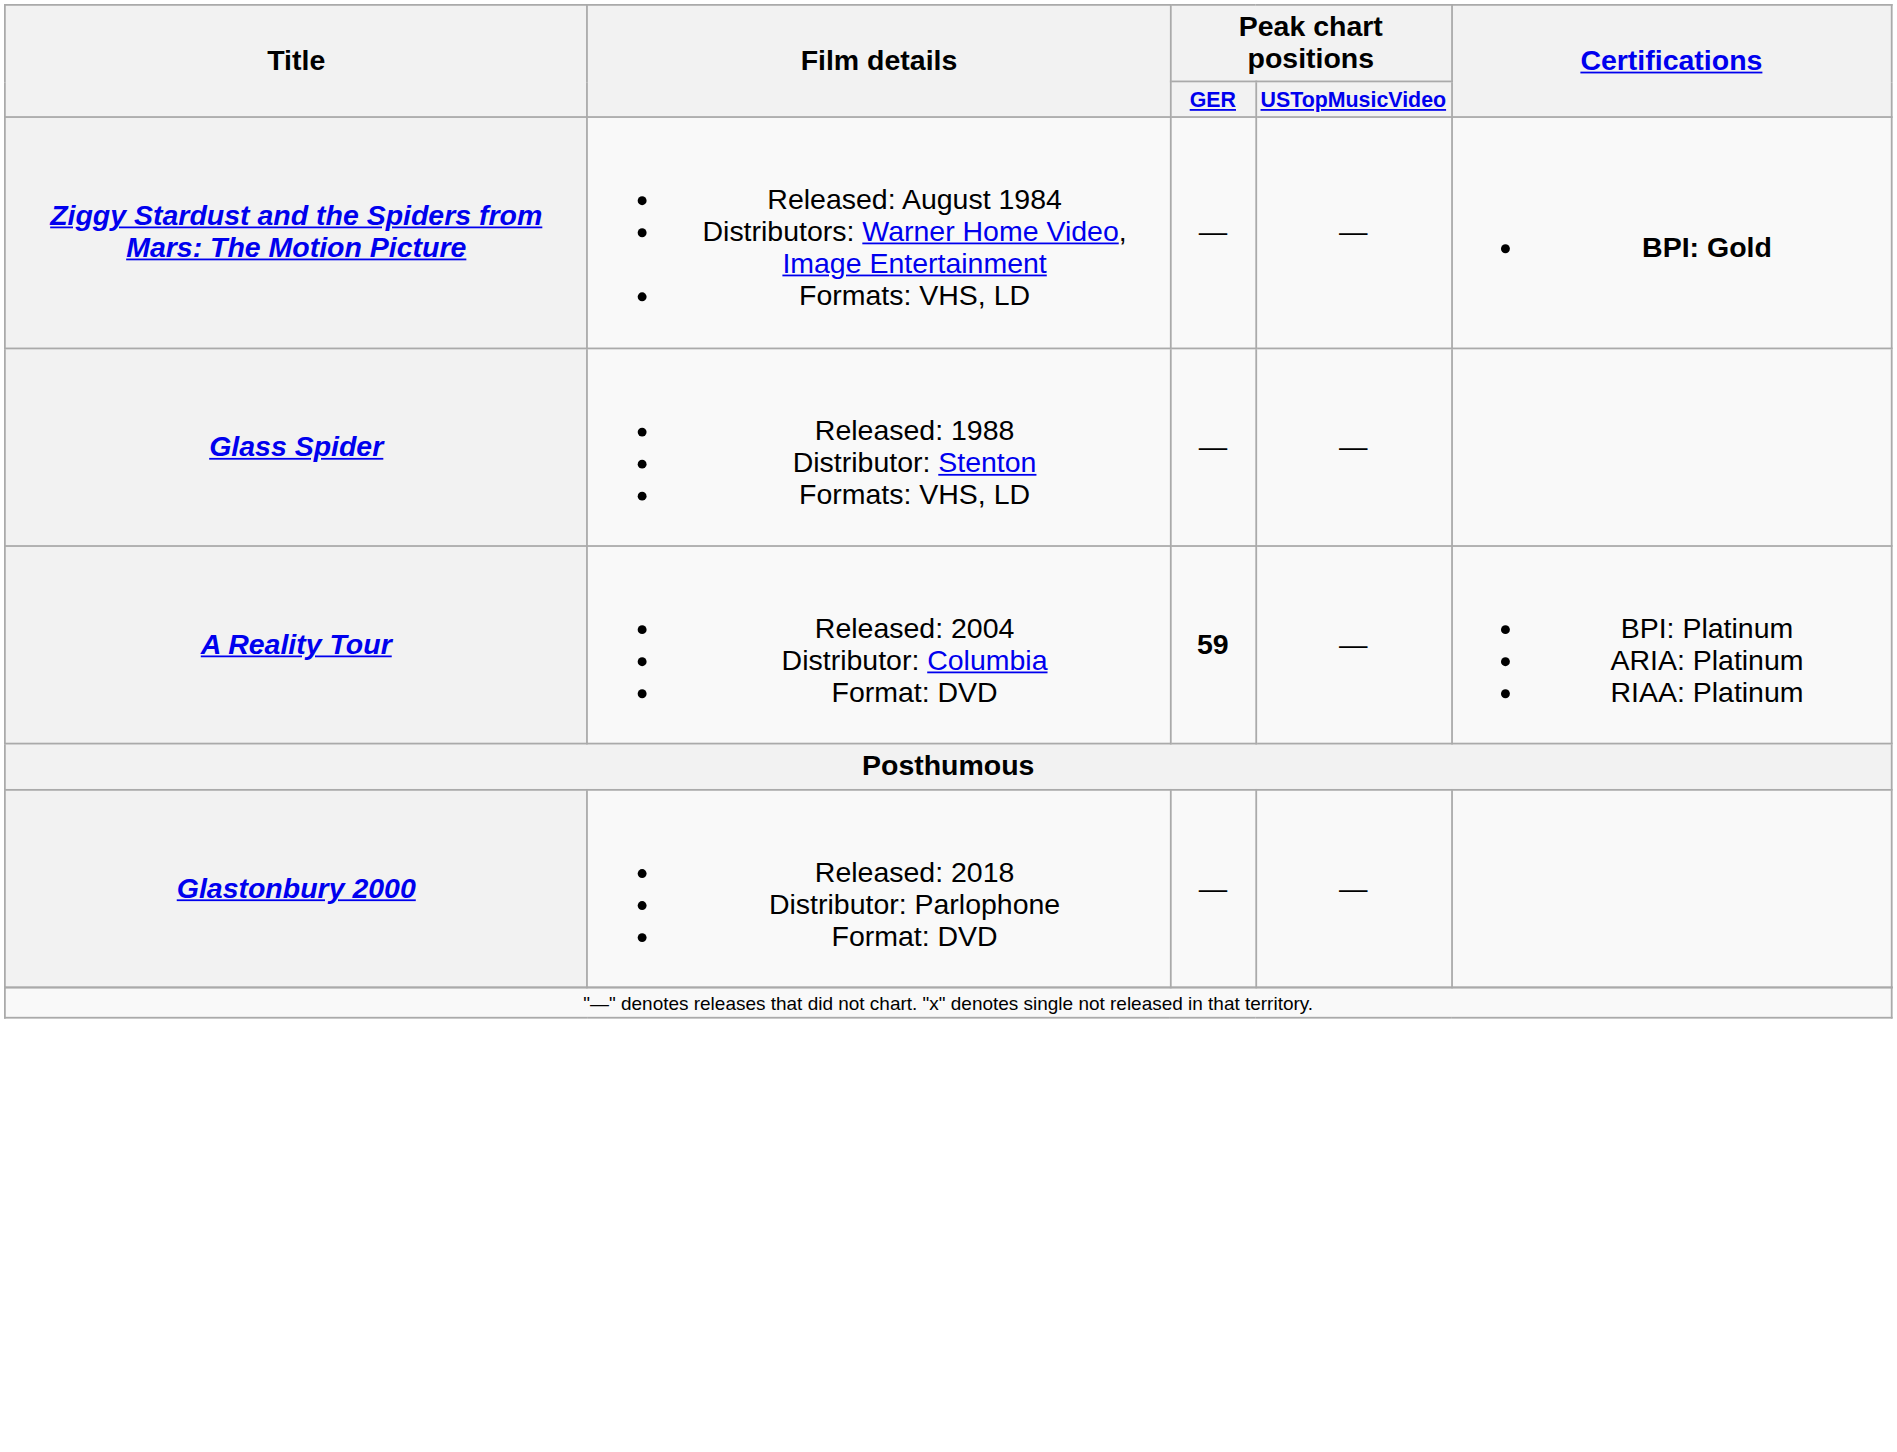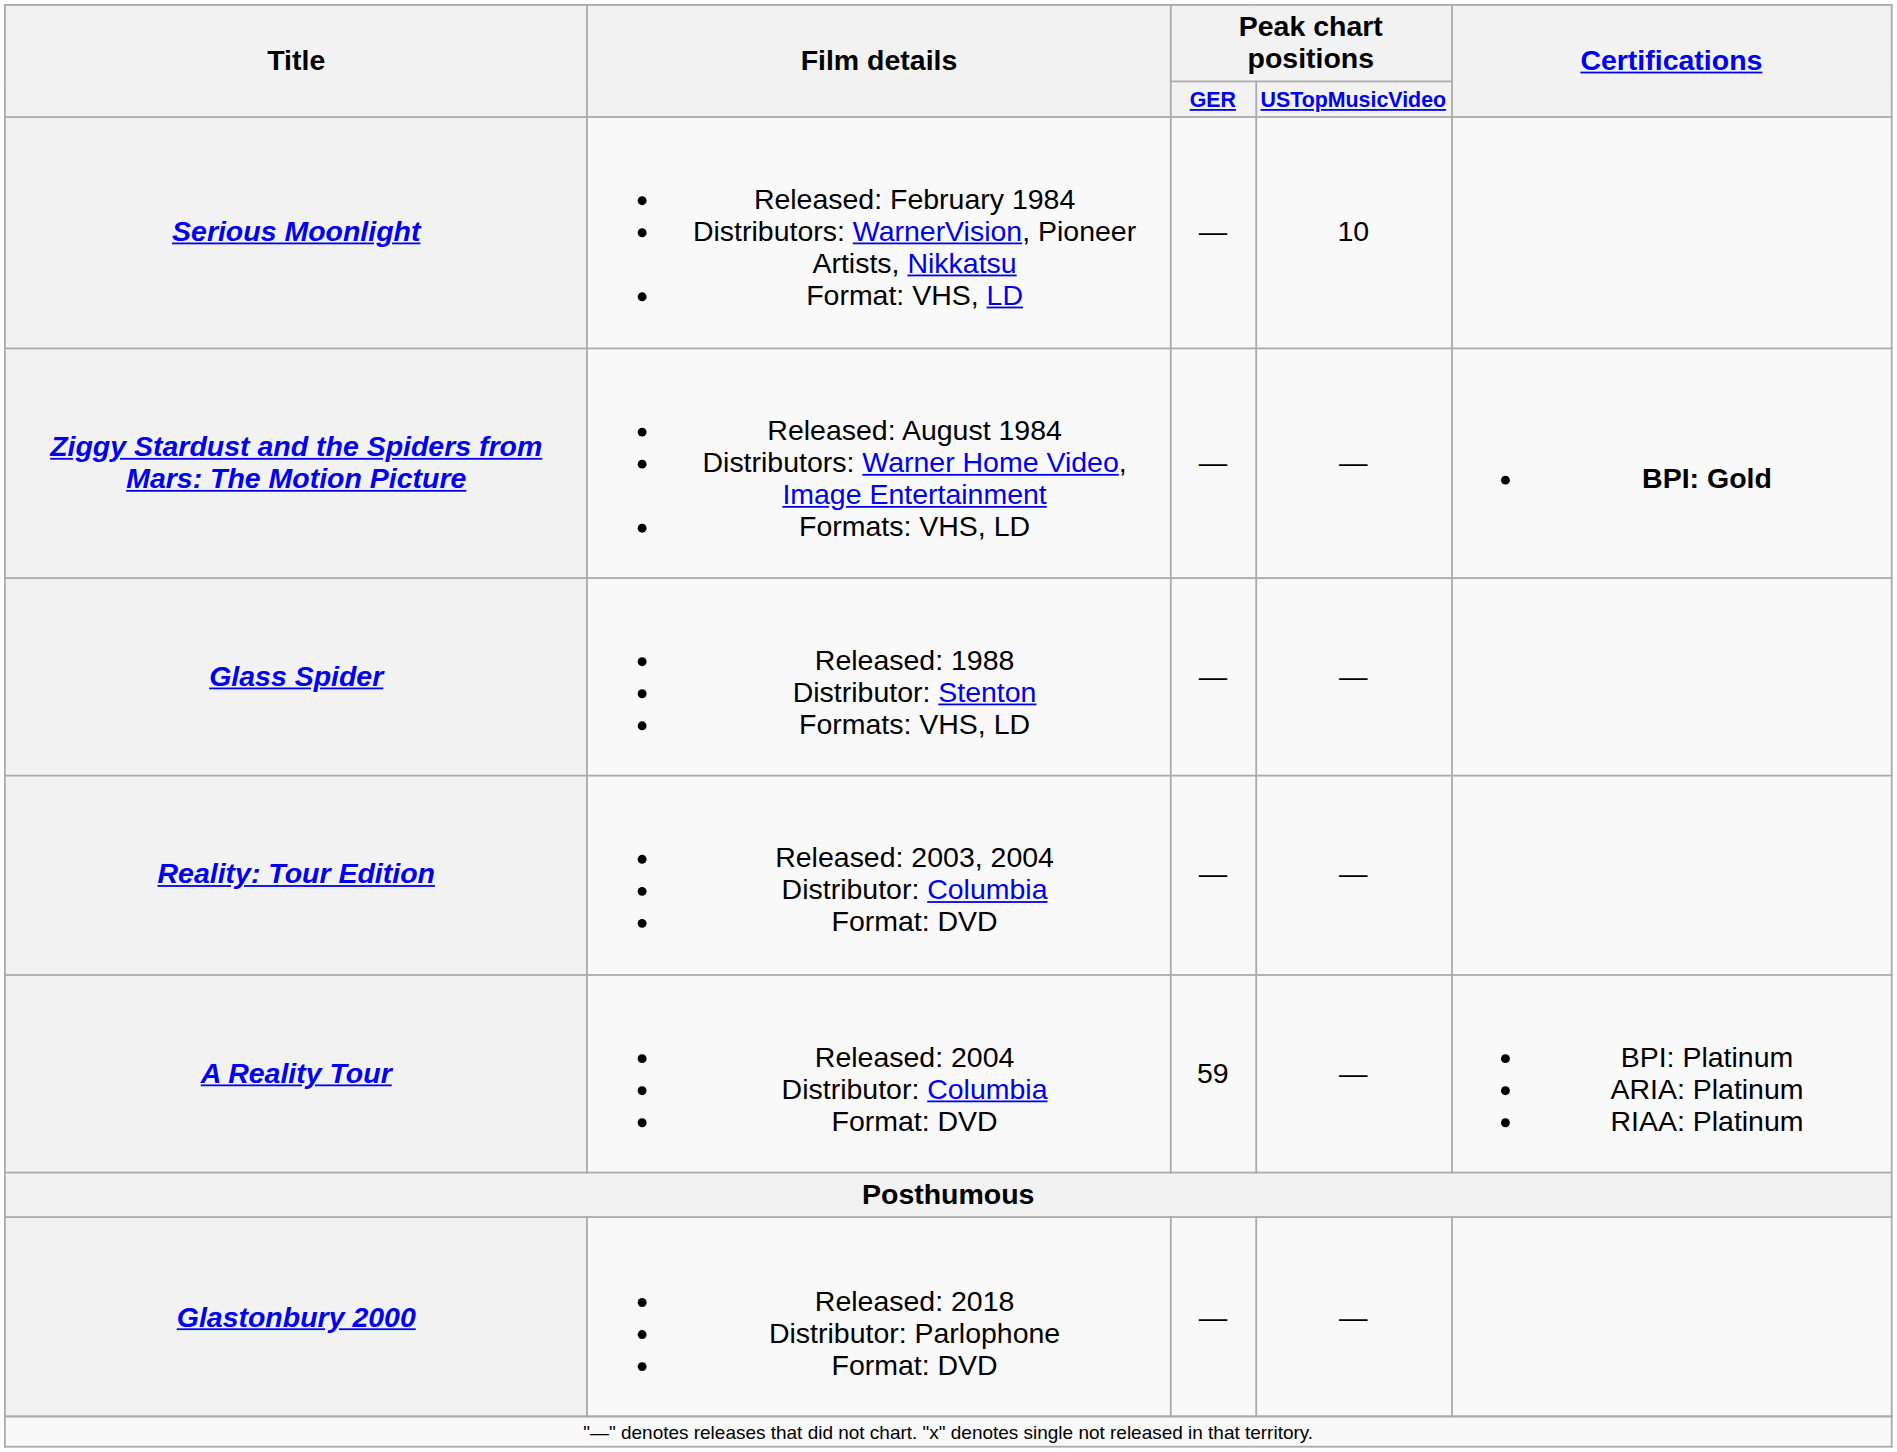+ row: (296, 232)
+ row: (296, 874)
(1213, 644) bold -> (1213, 1073) normal
